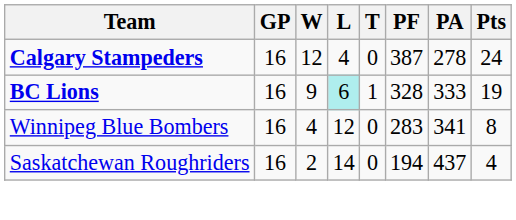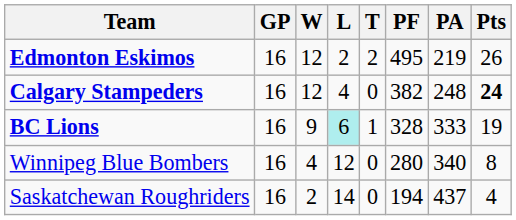+ row: (102, 57)
(407, 57) 387 -> (407, 92) 382
(450, 57) 278 -> (450, 92) 248
(491, 57) normal -> (491, 92) bold
(407, 127) 283 -> (407, 162) 280
(450, 127) 341 -> (450, 162) 340
